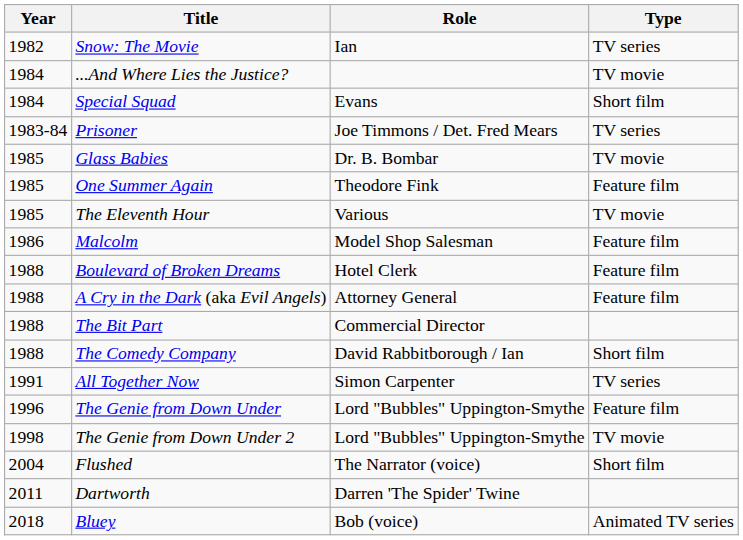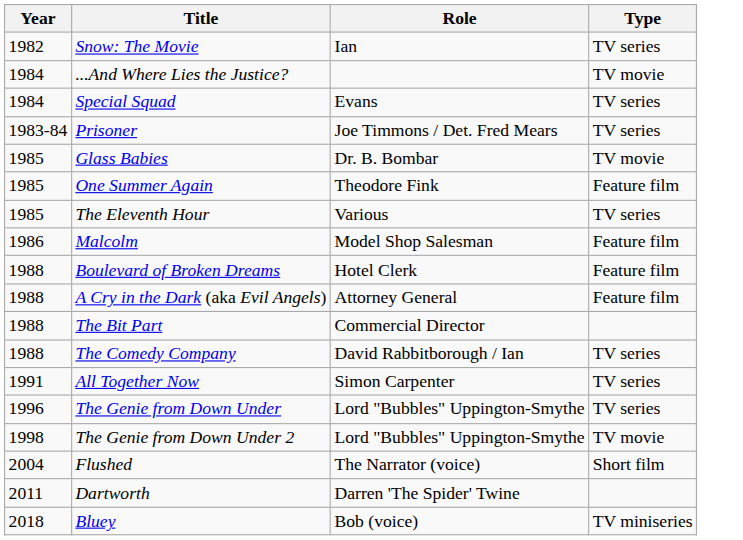(629, 102) Short film -> (626, 102) TV series
(628, 213) TV movie -> (626, 213) TV series
(629, 353) Short film -> (626, 353) TV series
(636, 409) Feature film -> (626, 409) TV series
(663, 520) Animated TV series -> (643, 520) TV miniseries
